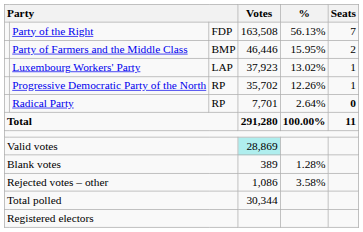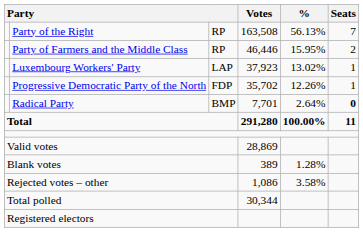(222, 31) FDP -> (218, 31) RP
(223, 49) BMP -> (218, 49) RP
(218, 85) RP -> (222, 85) FDP
(218, 103) RP -> (223, 103) BMP
(262, 146) paleturquoise background -> (262, 146) no background
